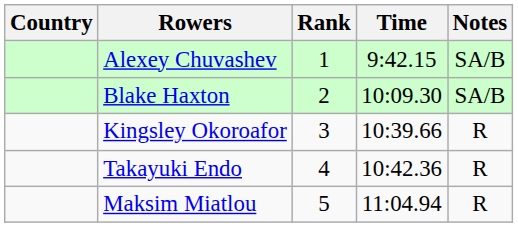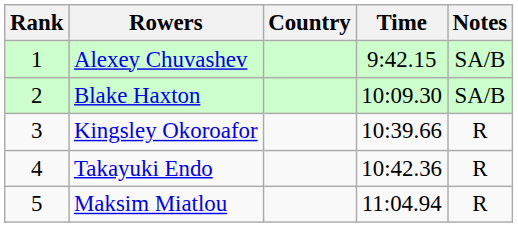columns swapped: (324, 22) <-> (51, 22)
